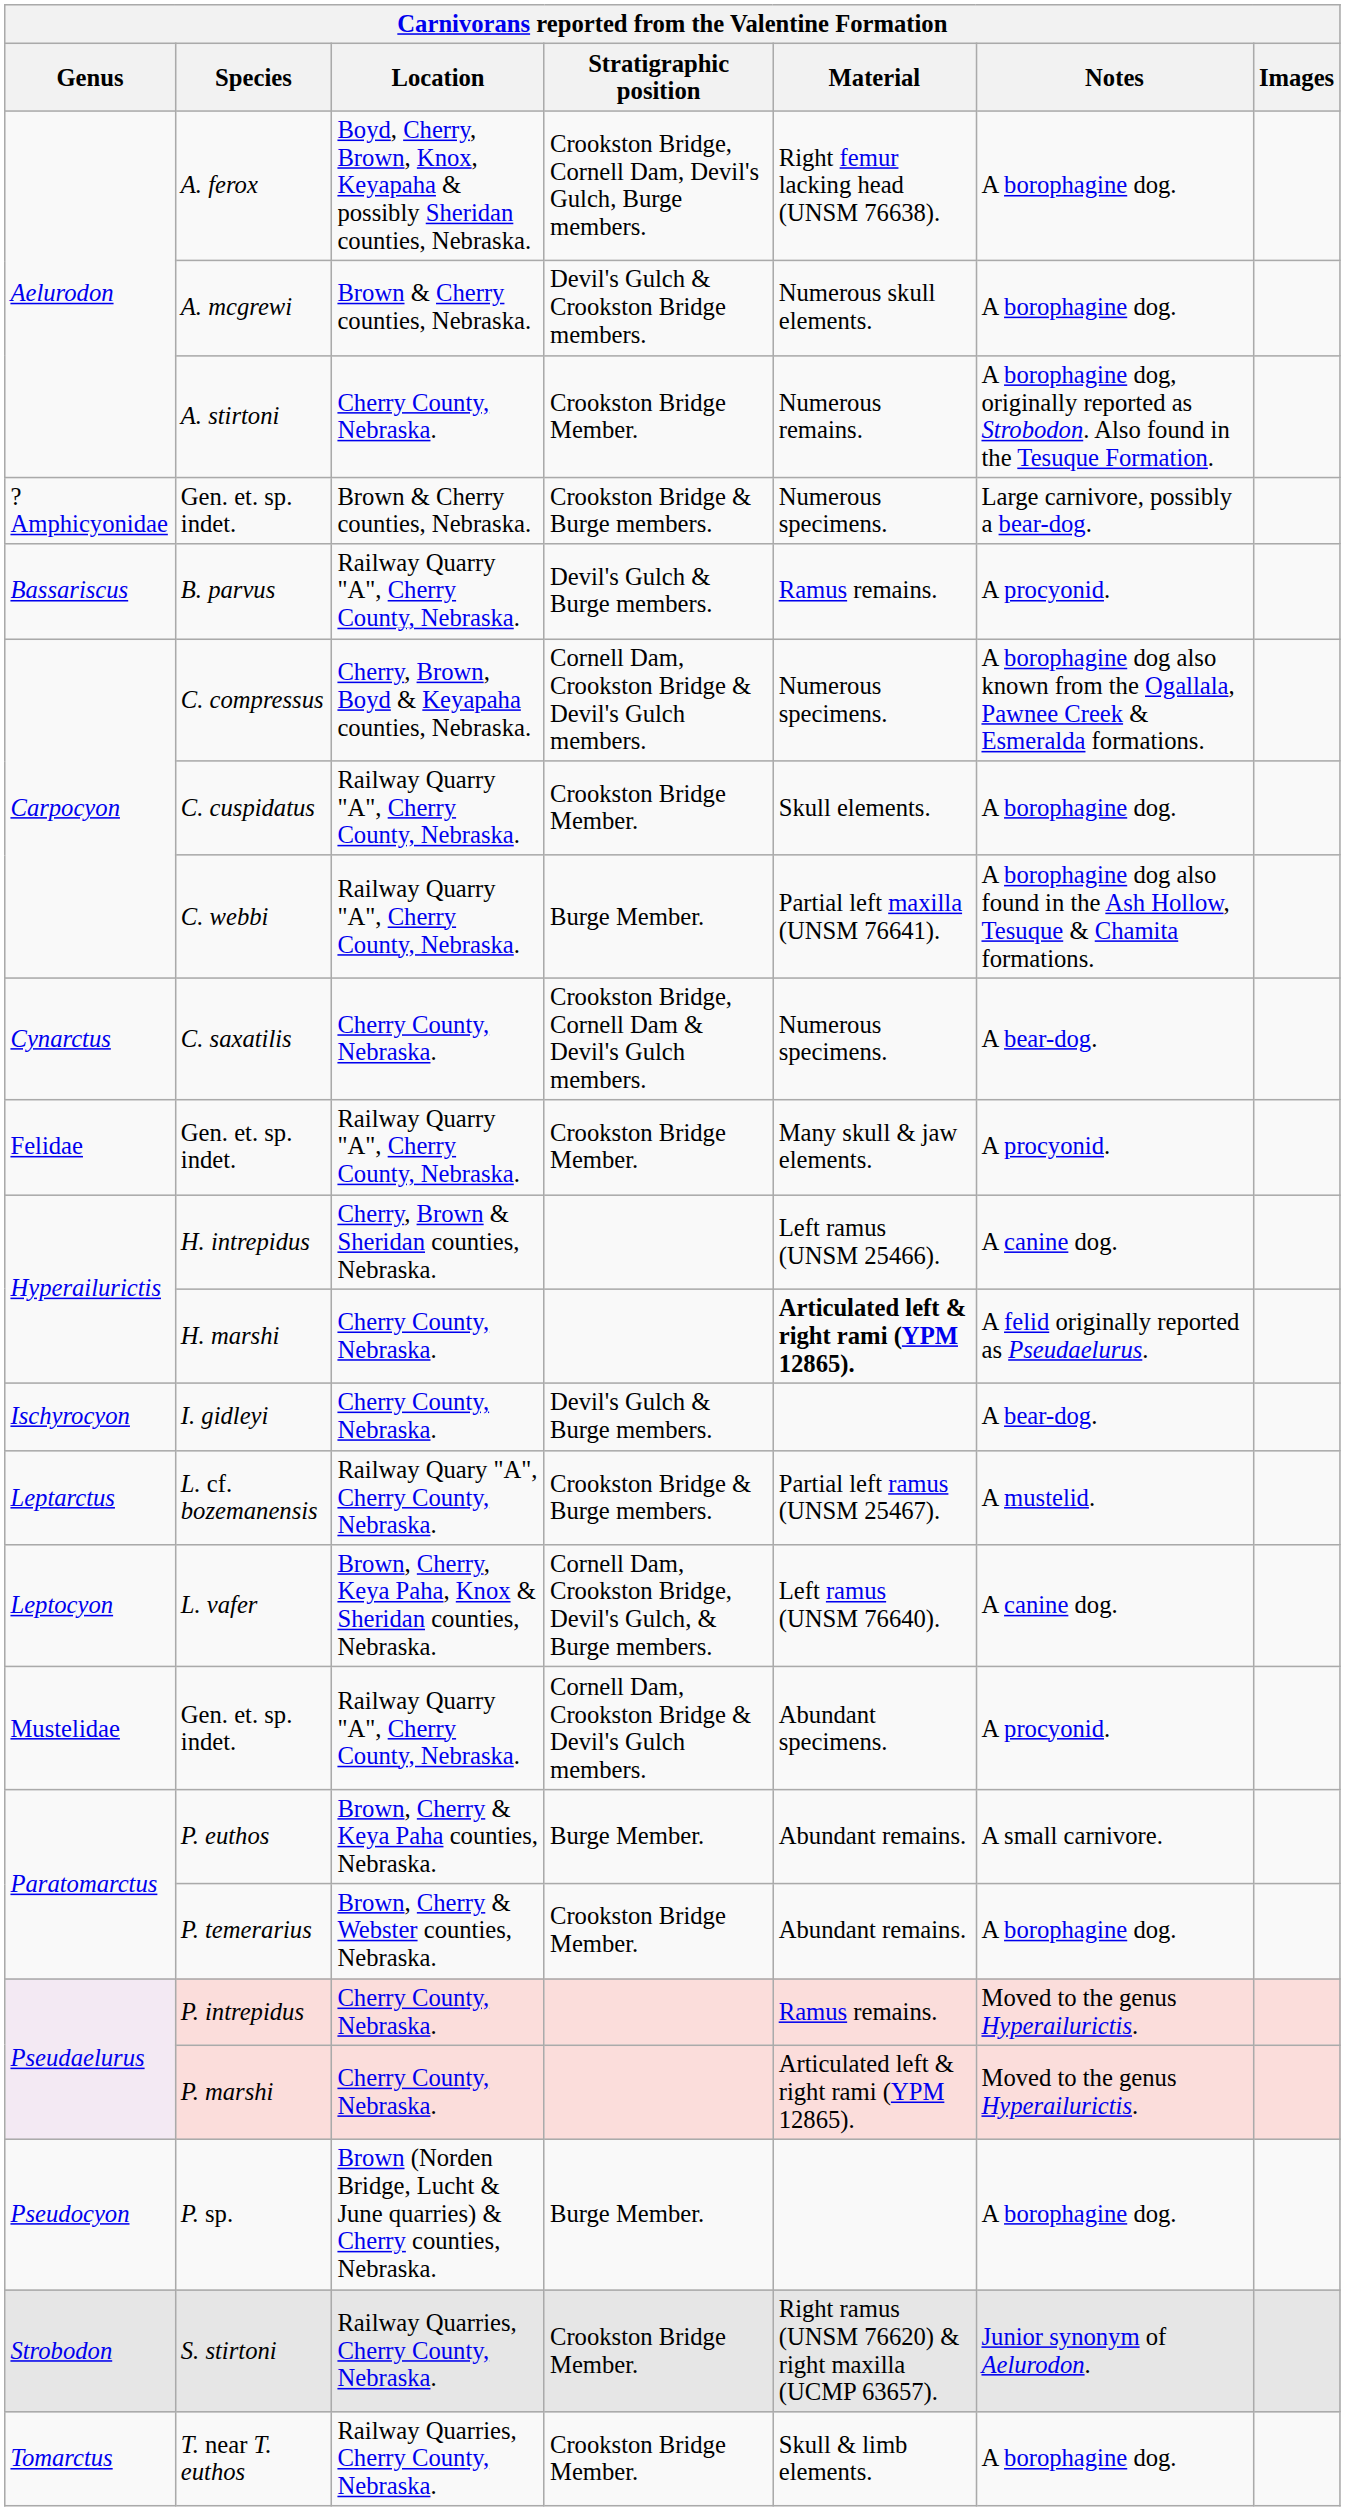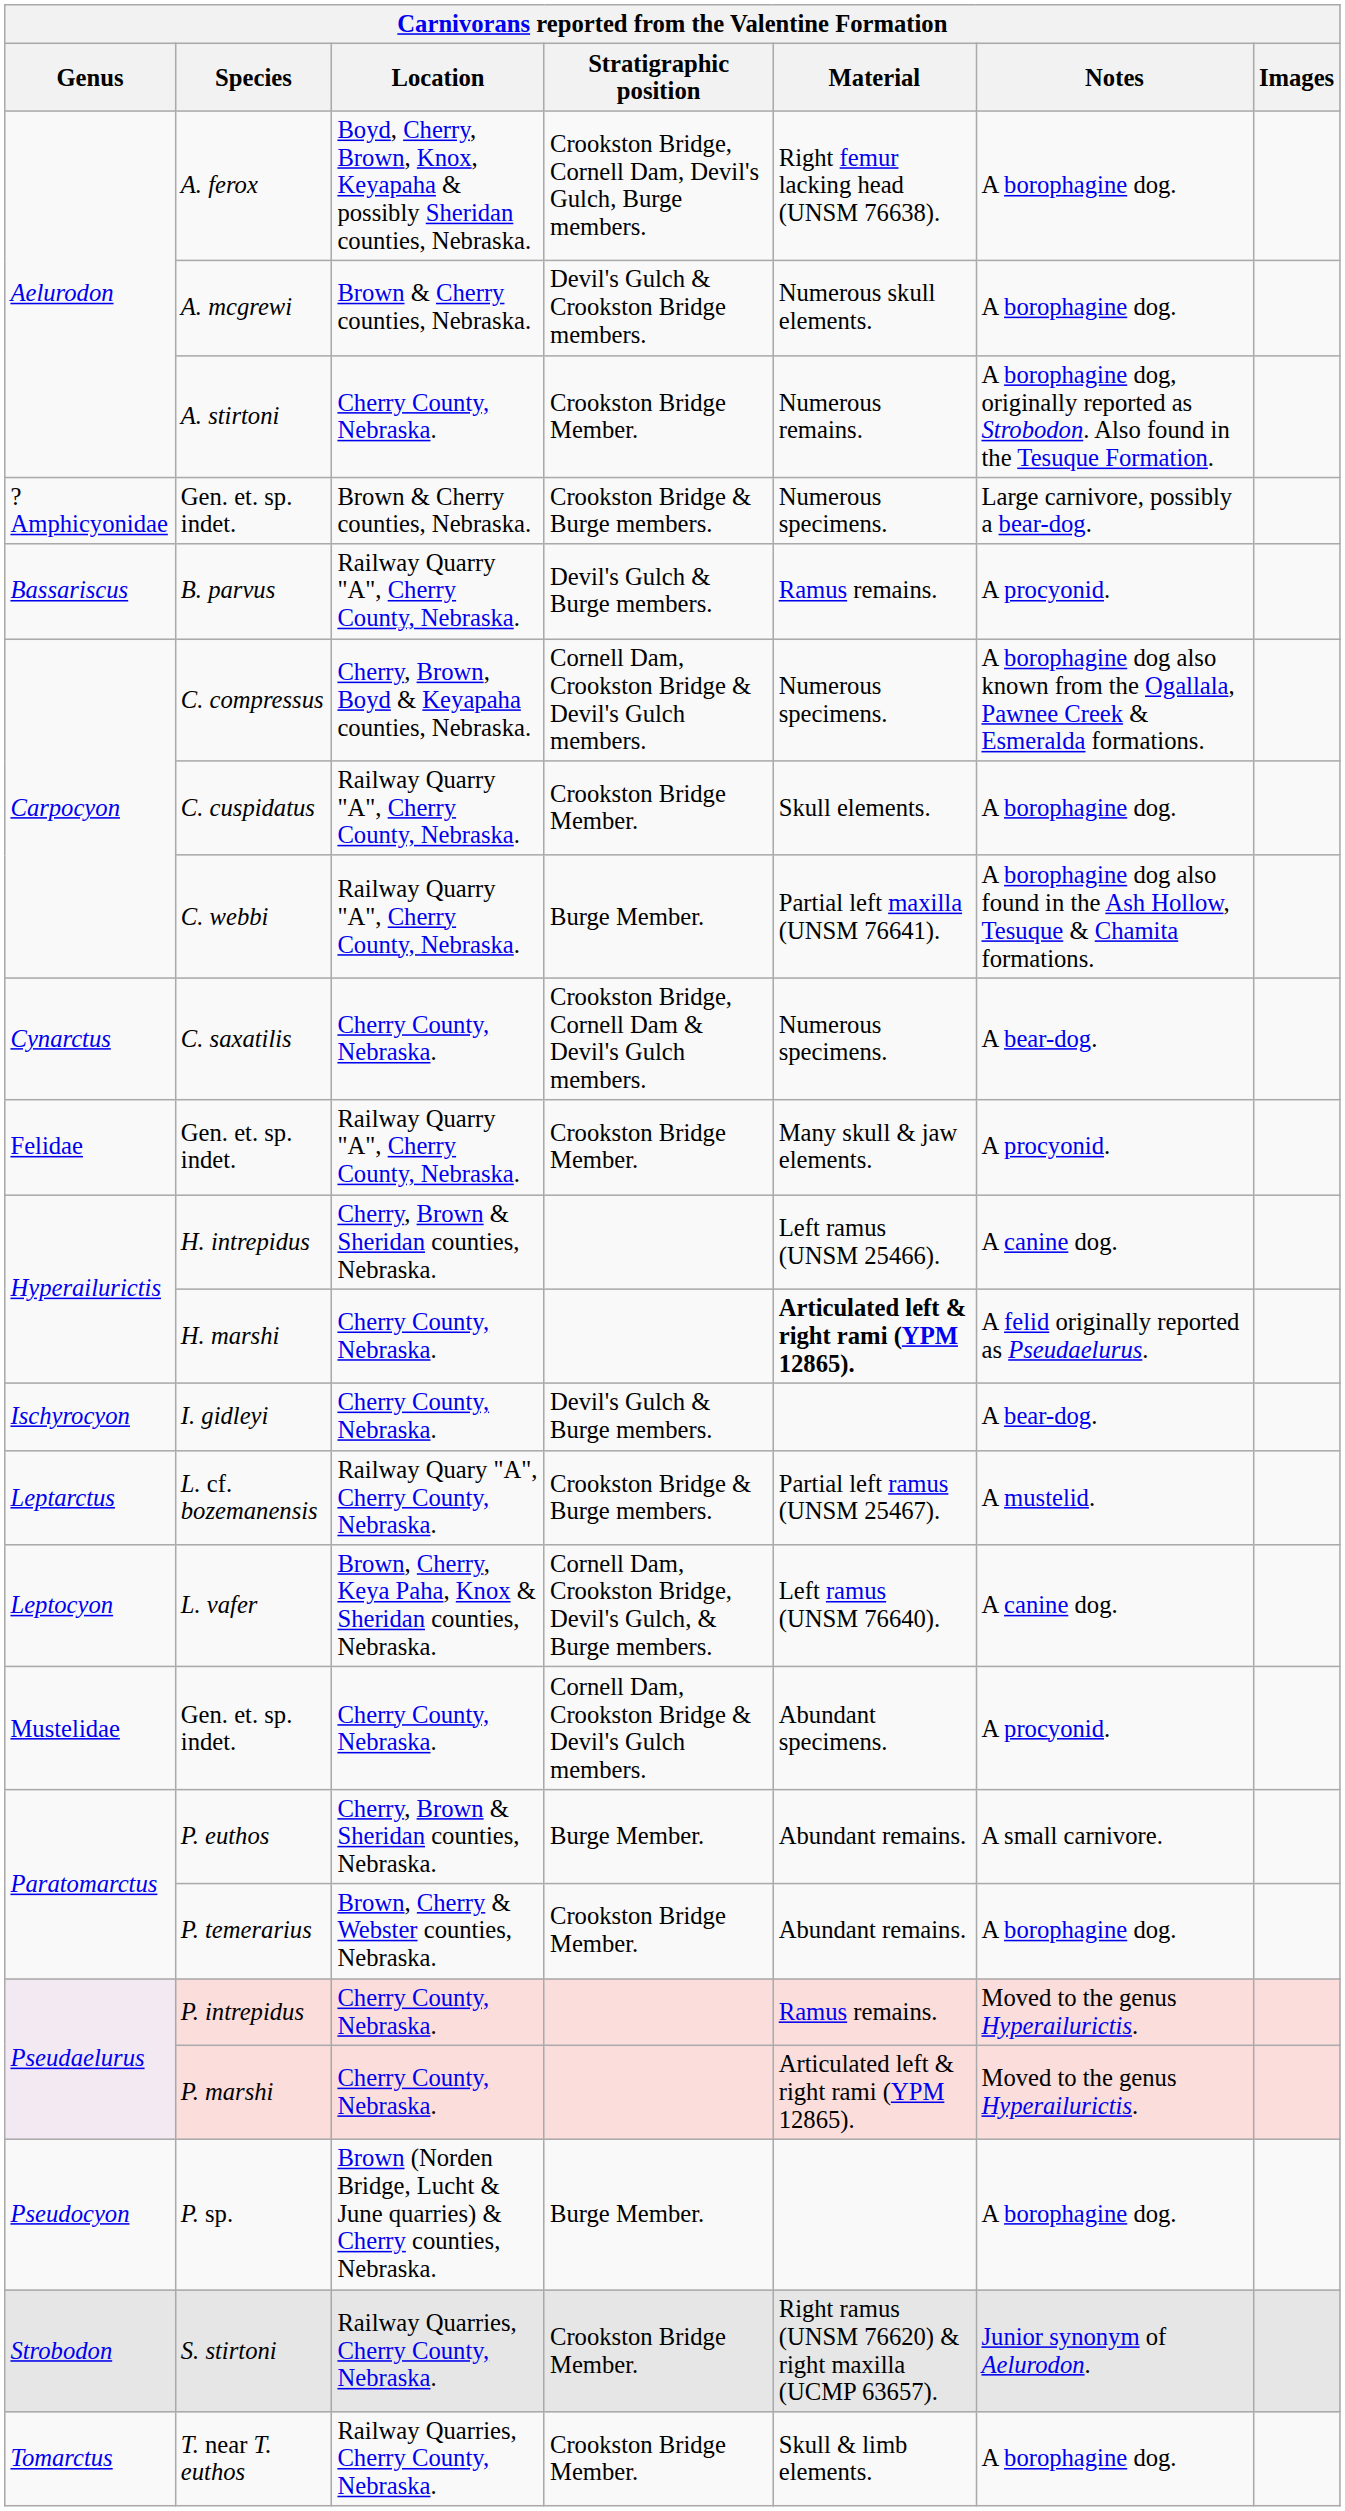(429, 1727) Railway Quarry "A", Cherry County, Nebraska. -> (413, 1727) Cherry County, Nebraska.
(438, 1836) Brown, Cherry & Keya Paha counties, Nebraska. -> (428, 1836) Cherry, Brown & Sheridan counties, Nebraska.
